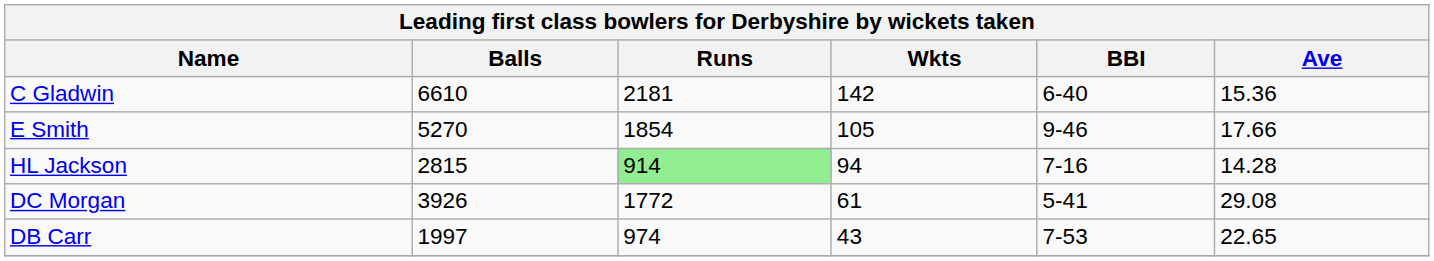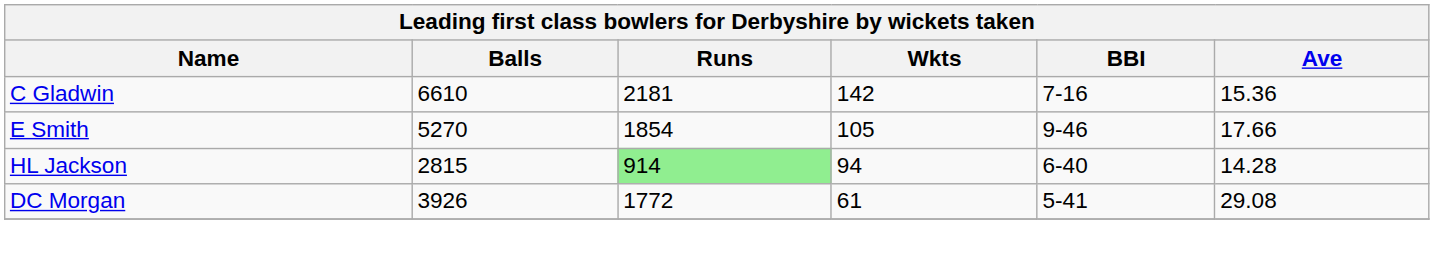(1065, 93) 6-40 -> (1065, 93) 7-16
(1065, 165) 7-16 -> (1065, 165) 6-40
- row: (51, 237)
